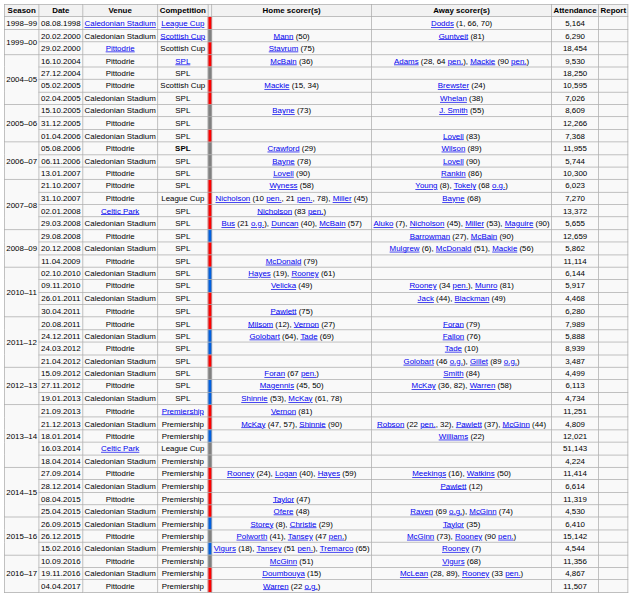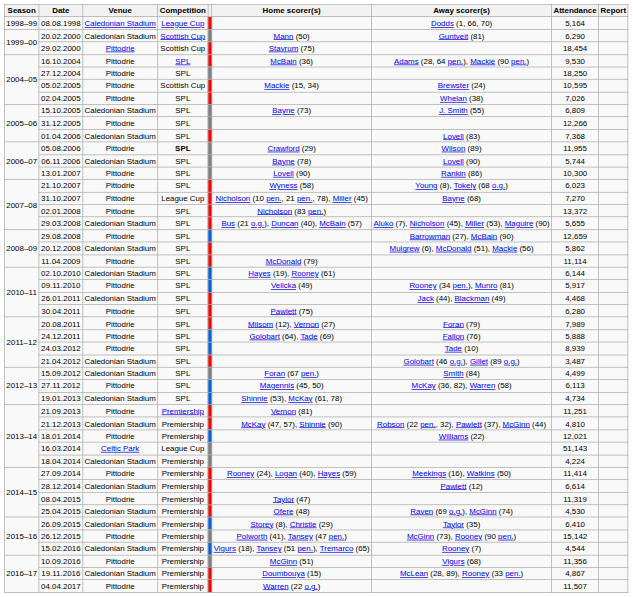(120, 98) Caledonian Stadium -> (120, 98) Pittodrie
(575, 111) 8,609 -> (575, 111) 6,809
(120, 211) Celtic Park -> (120, 211) Pittodrie
(120, 336) Caledonian Stadium -> (120, 336) Pittodrie
(575, 423) 4,809 -> (575, 423) 4,810
